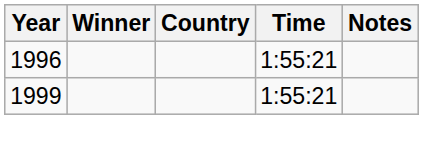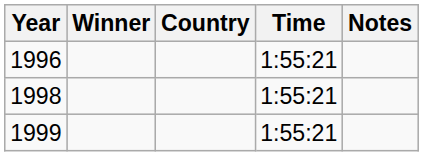+ row: (36, 96)
